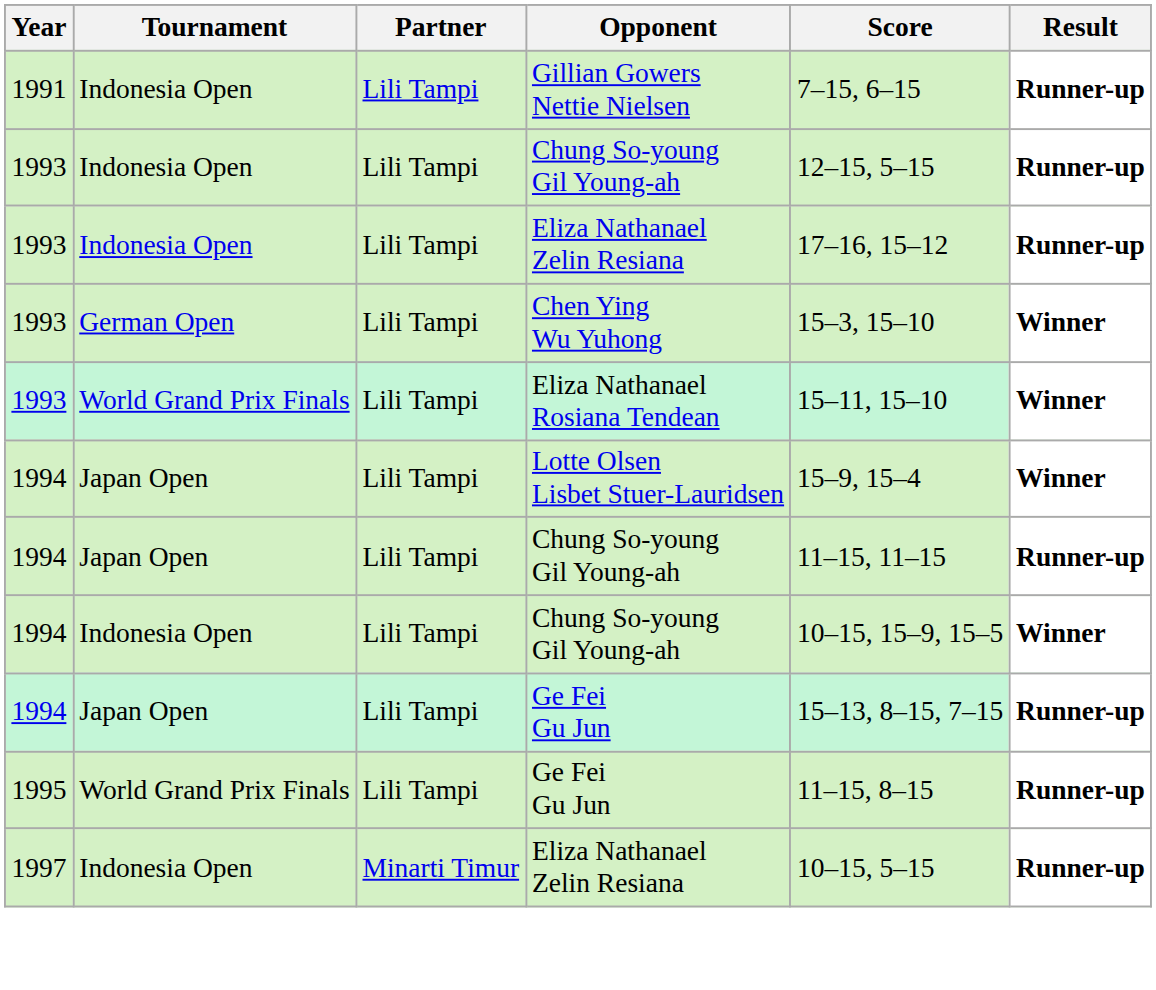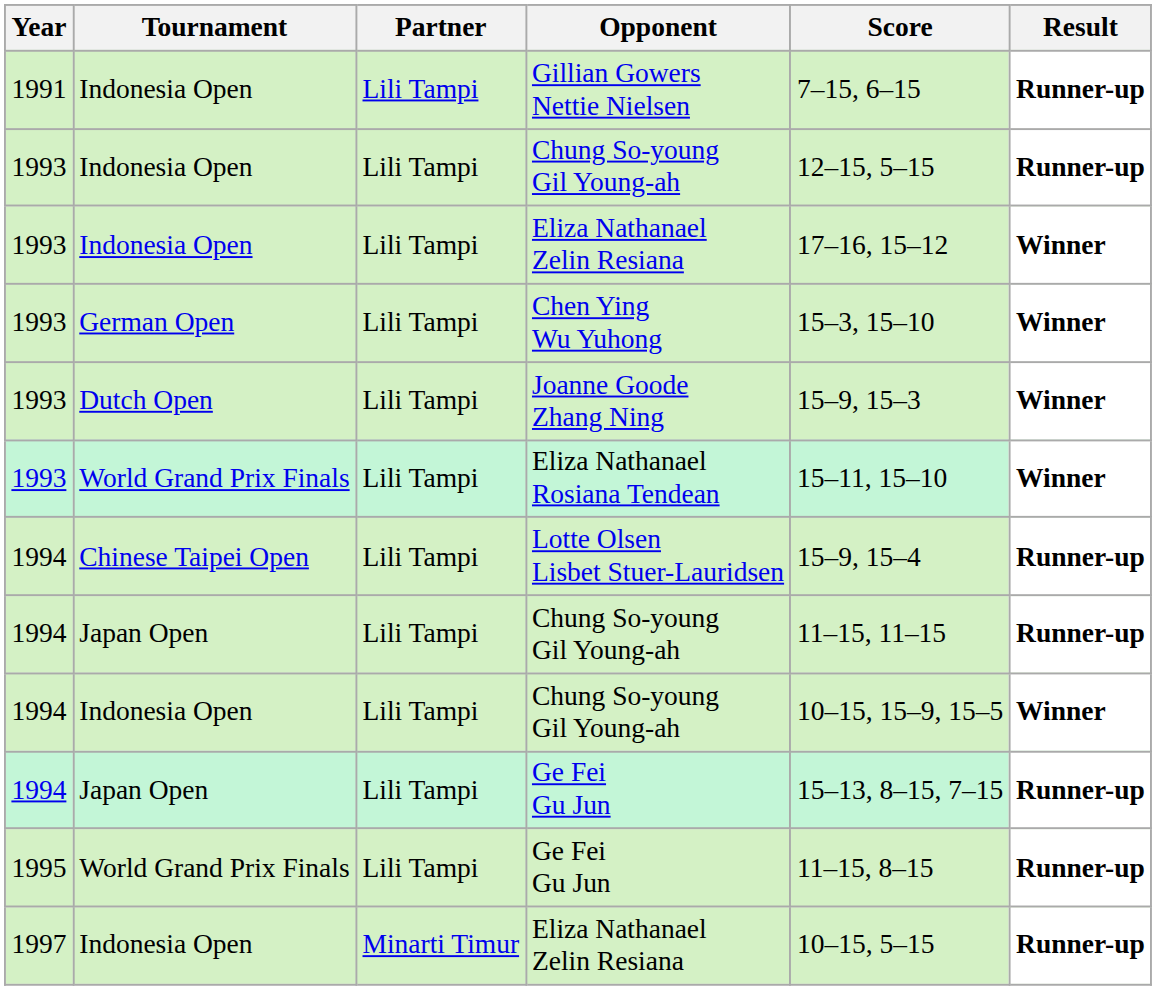(1080, 244) Runner-up -> (1061, 244) Winner
+ row: (39, 400)
(144, 478) Japan Open -> (194, 556) Chinese Taipei Open
(1061, 478) Winner -> (1080, 556) Runner-up
